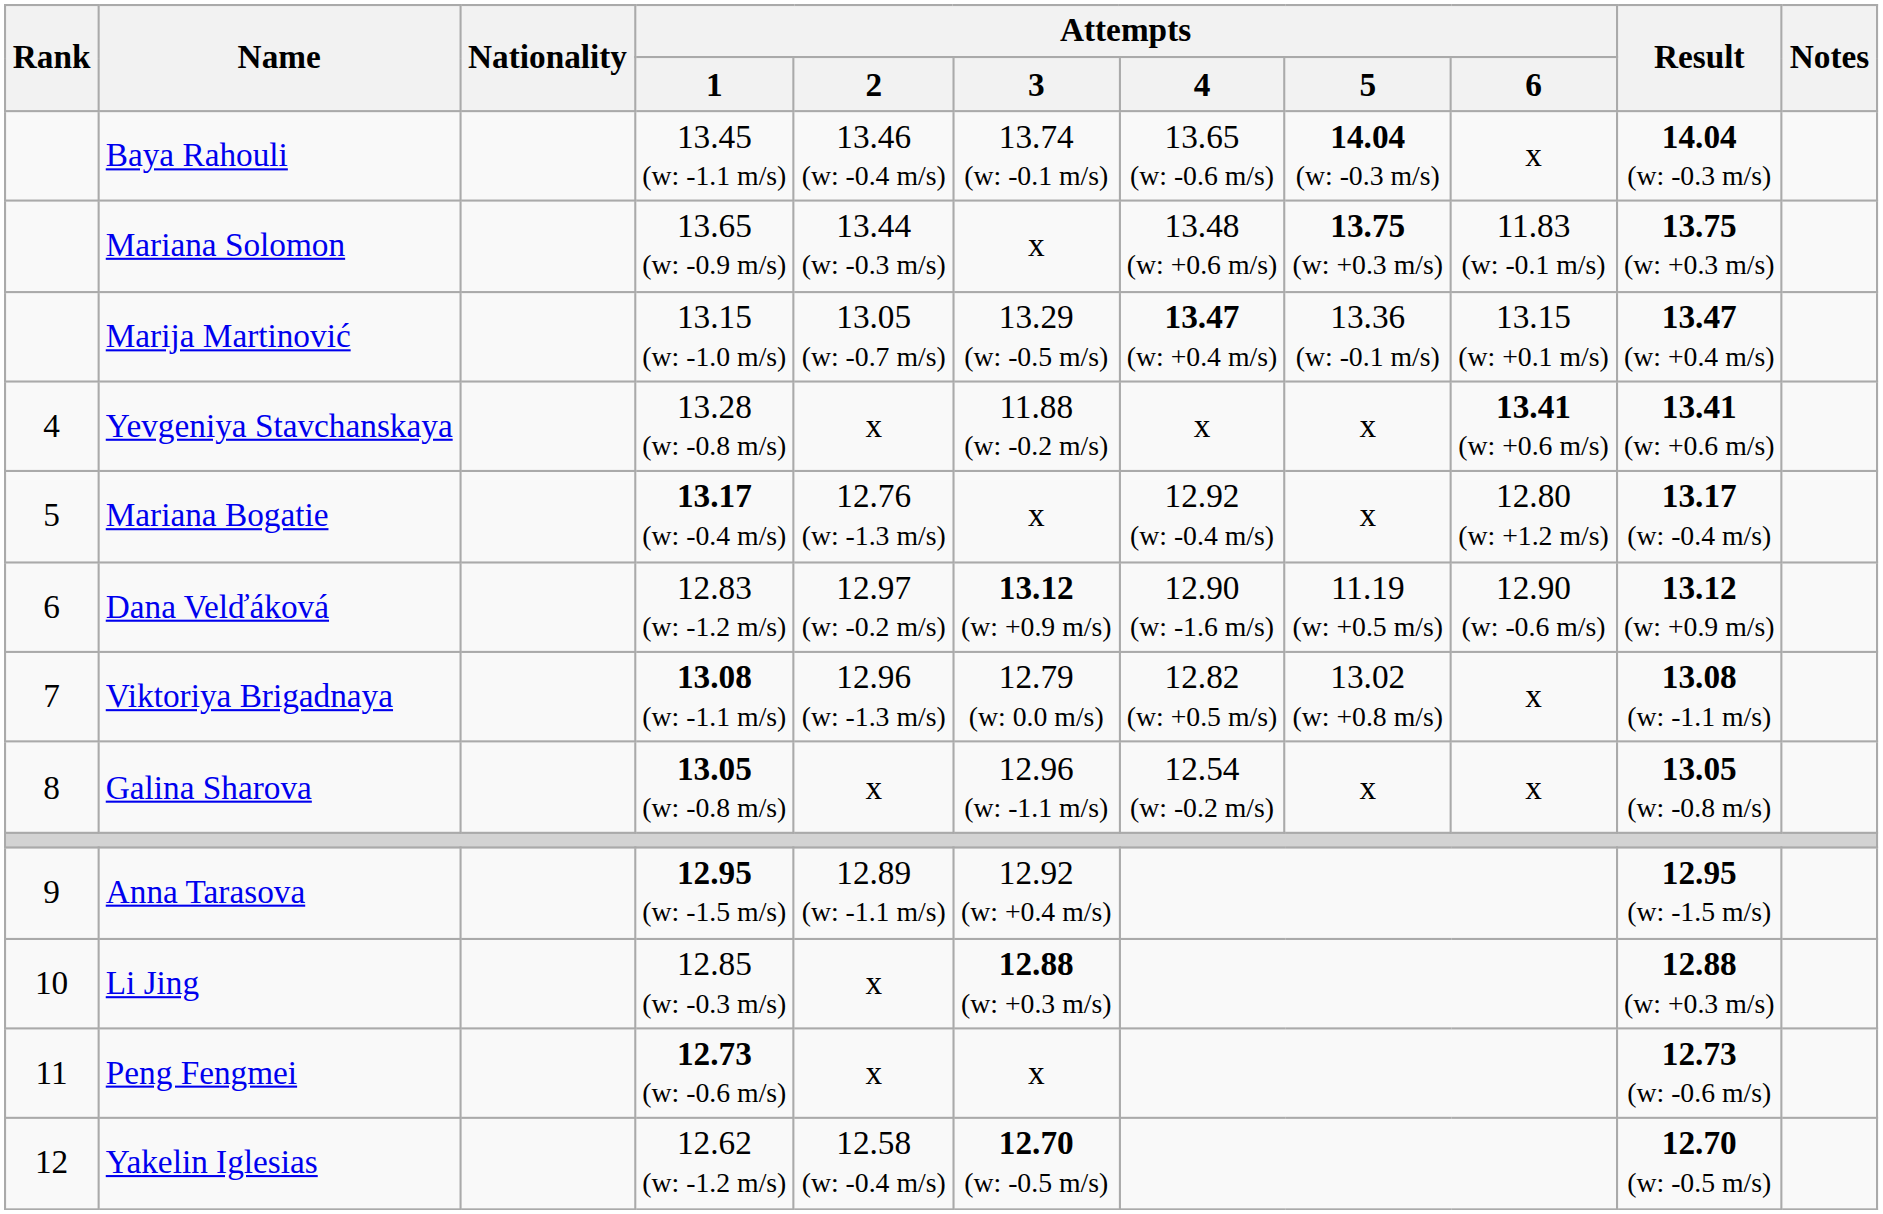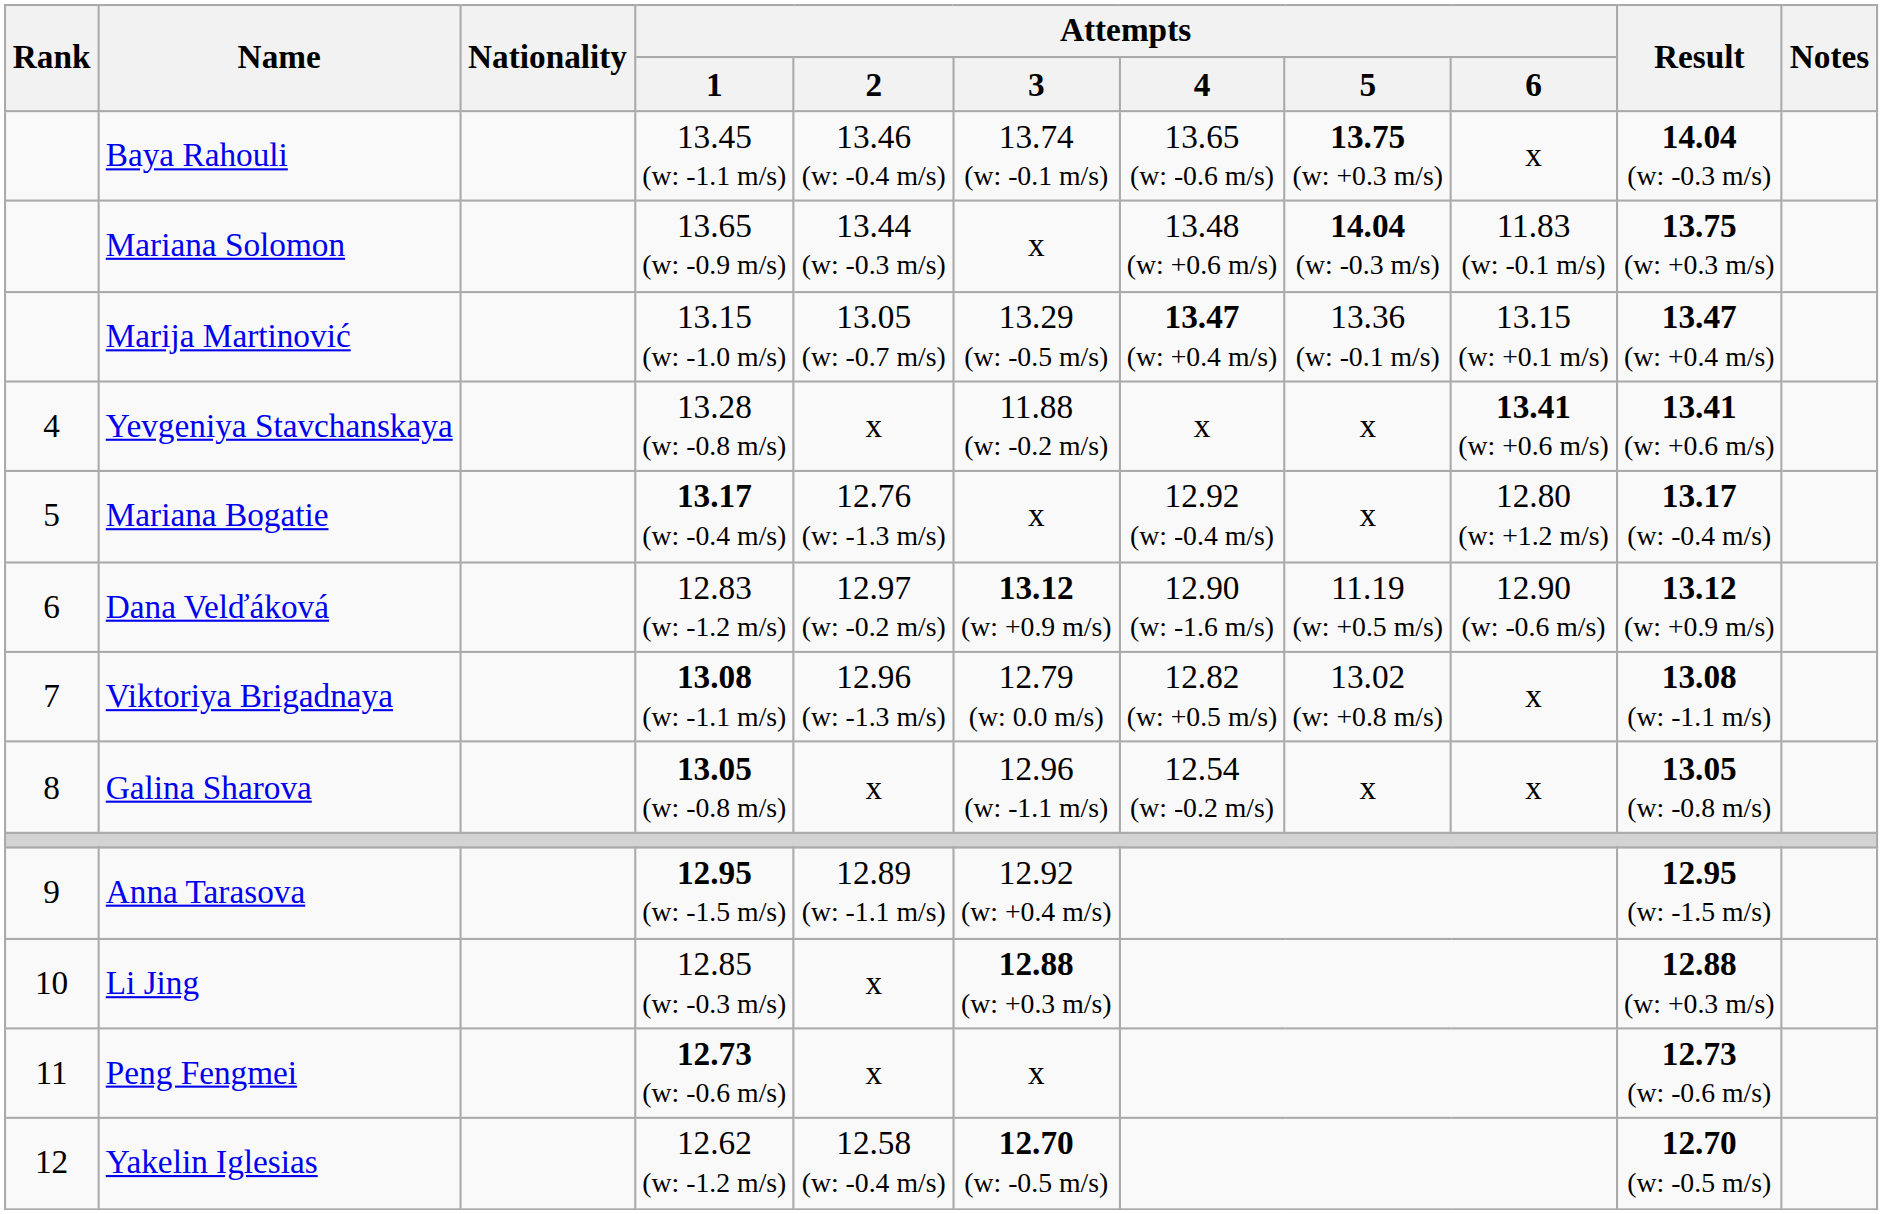(1368, 155) 14.04 (w: -0.3 m/s) -> (1368, 155) 13.75 (w: +0.3 m/s)
(1368, 245) 13.75 (w: +0.3 m/s) -> (1368, 245) 14.04 (w: -0.3 m/s)
